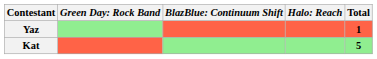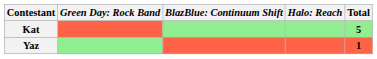rows swapped: (31, 29) <-> (31, 45)
